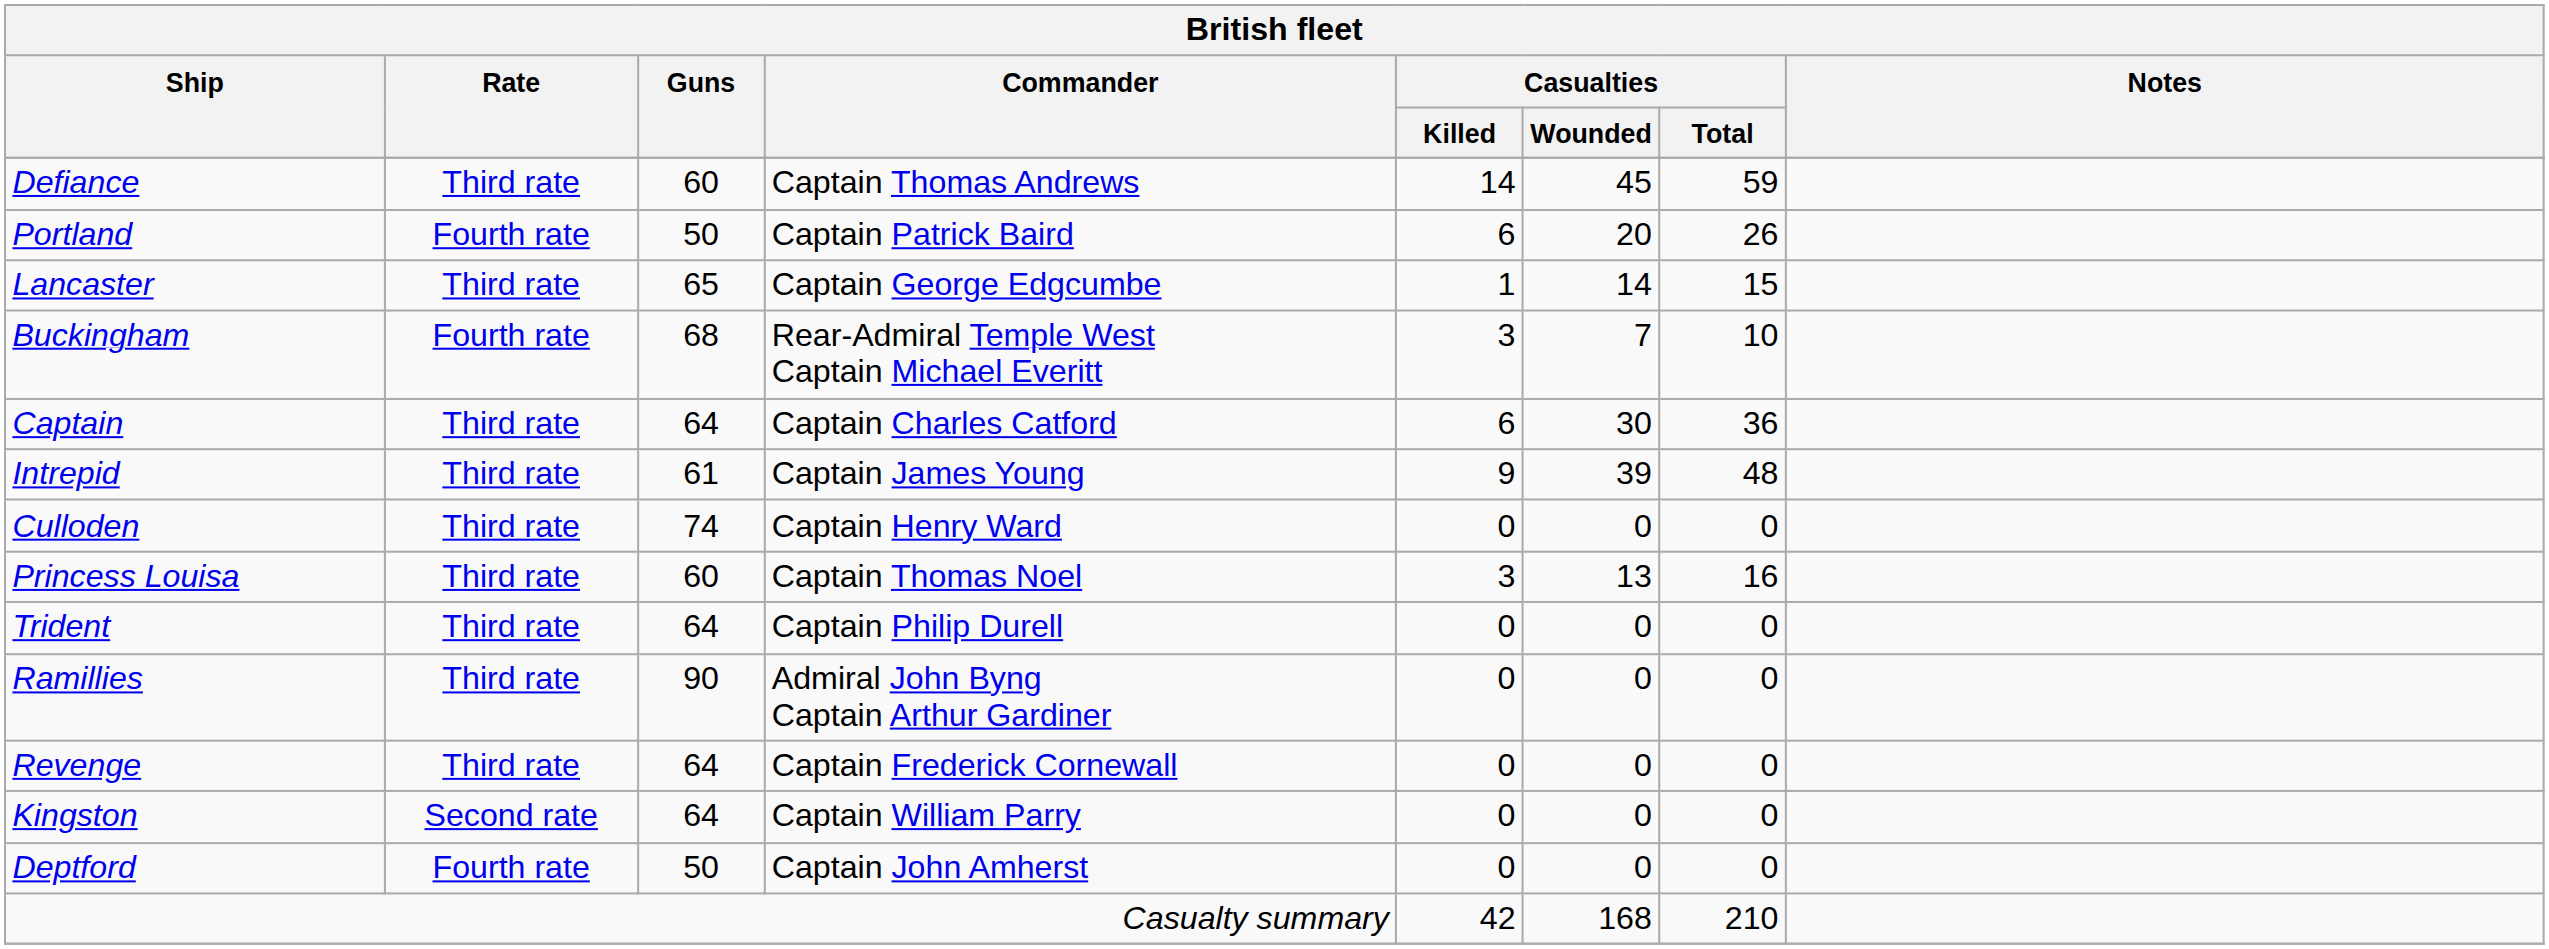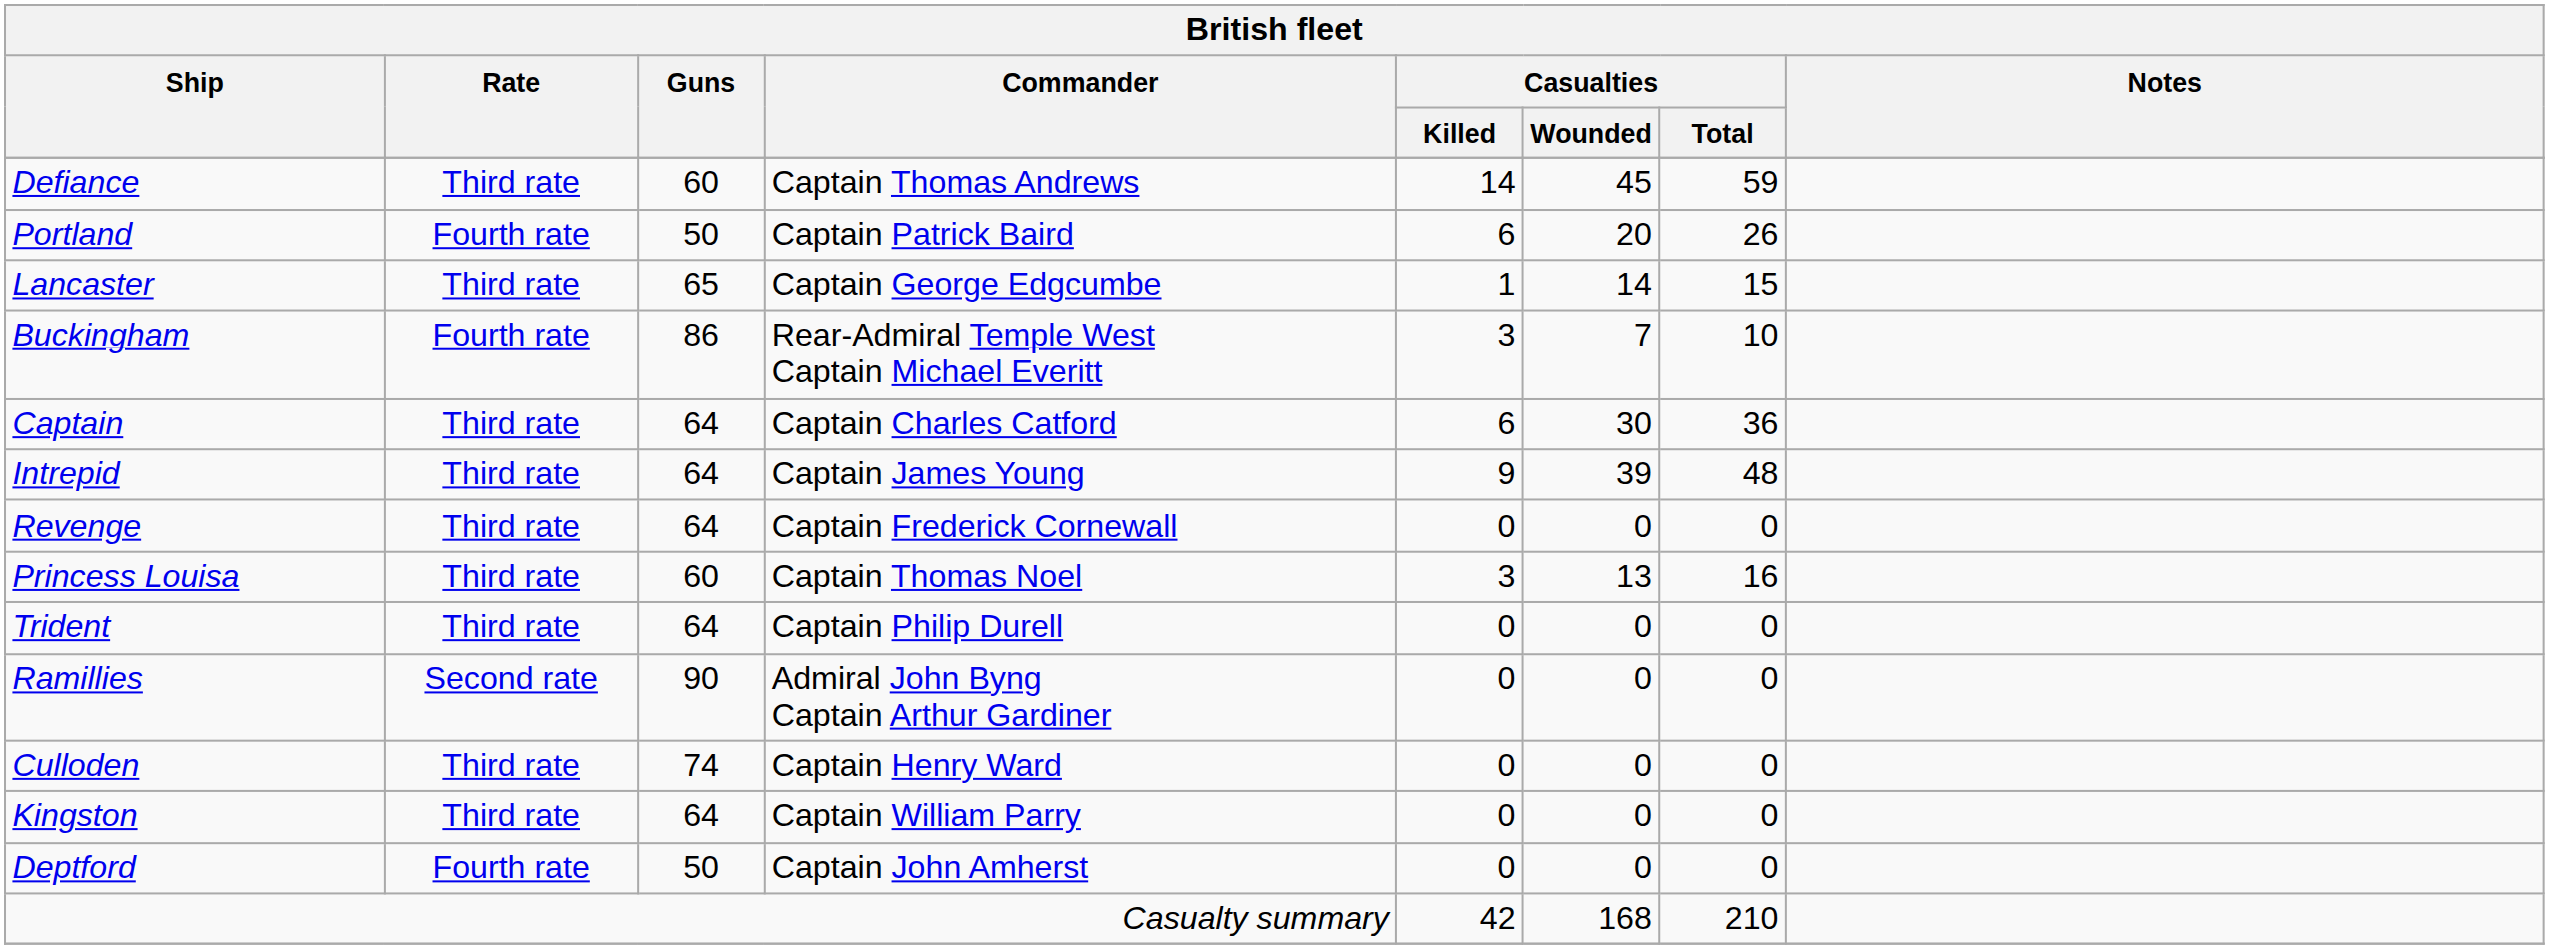(701, 336) 68 -> (701, 336) 86
(701, 474) 61 -> (701, 474) 64
rows swapped: (77, 765) <-> (76, 525)
(511, 678) Third rate -> (511, 678) Second rate
(511, 816) Second rate -> (511, 816) Third rate
